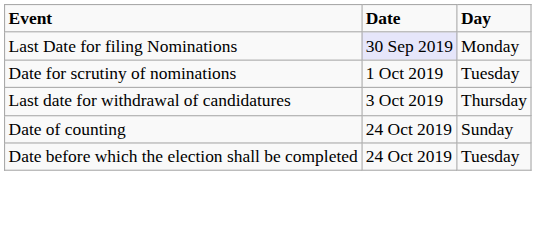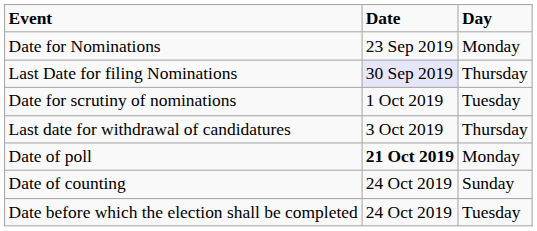+ row: (85, 45)
(490, 45) Monday -> (495, 73) Thursday
+ row: (50, 156)
